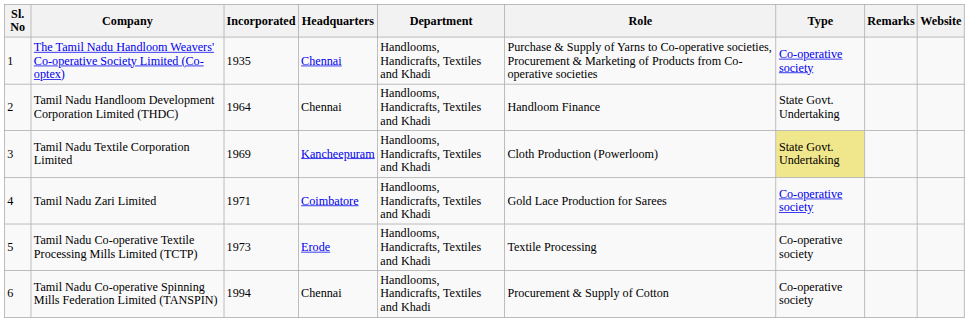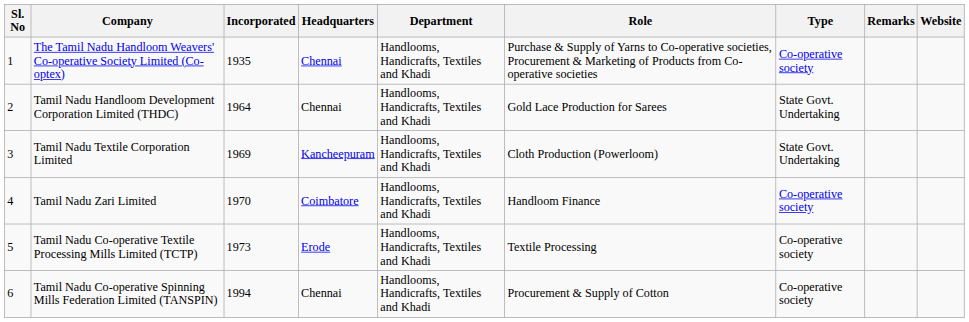(554, 107) Handloom Finance -> (587, 107) Gold Lace Production for Sarees
(809, 154) khaki background -> (809, 154) no background
(239, 200) 1971 -> (239, 200) 1970
(587, 200) Gold Lace Production for Sarees -> (554, 200) Handloom Finance
